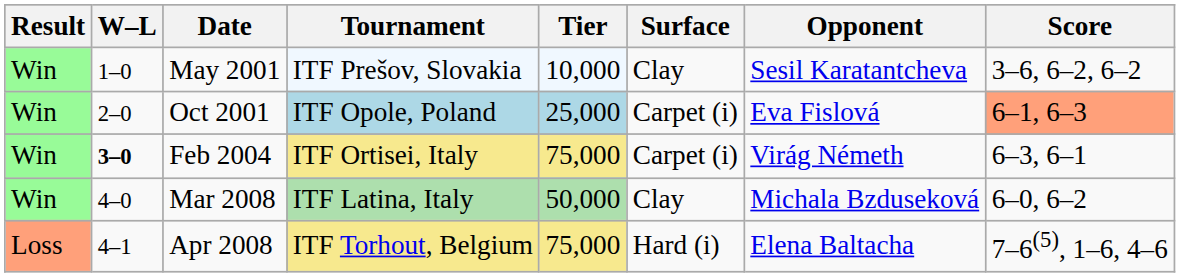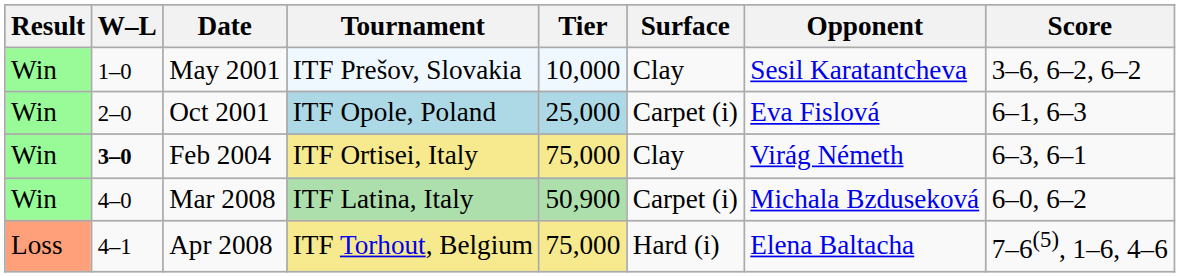(1039, 112) lightsalmon background -> (1039, 112) no background
(685, 155) Carpet (i) -> (659, 155) Clay
(583, 198) 50,000 -> (583, 198) 50,900
(659, 198) Clay -> (685, 198) Carpet (i)
